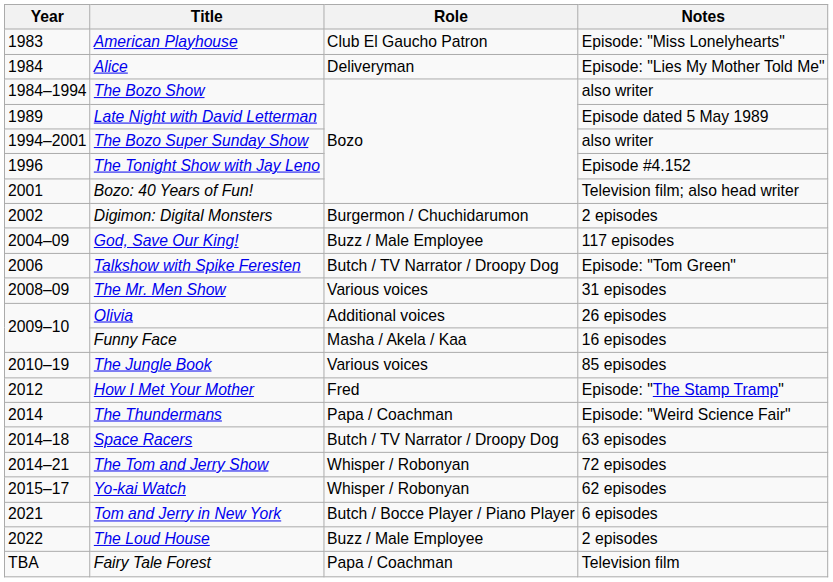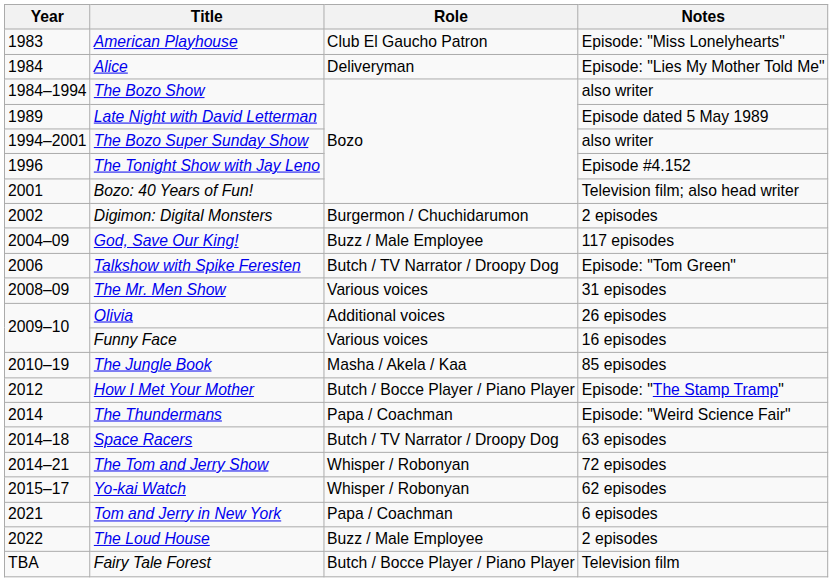(397, 340) Masha / Akela / Kaa -> (378, 340) Various voices
(378, 365) Various voices -> (397, 365) Masha / Akela / Kaa
(343, 389) Fred -> (451, 389) Butch / Bocce Player / Piano Player
(451, 514) Butch / Bocce Player / Piano Player -> (390, 514) Papa / Coachman
(390, 564) Papa / Coachman -> (451, 564) Butch / Bocce Player / Piano Player
